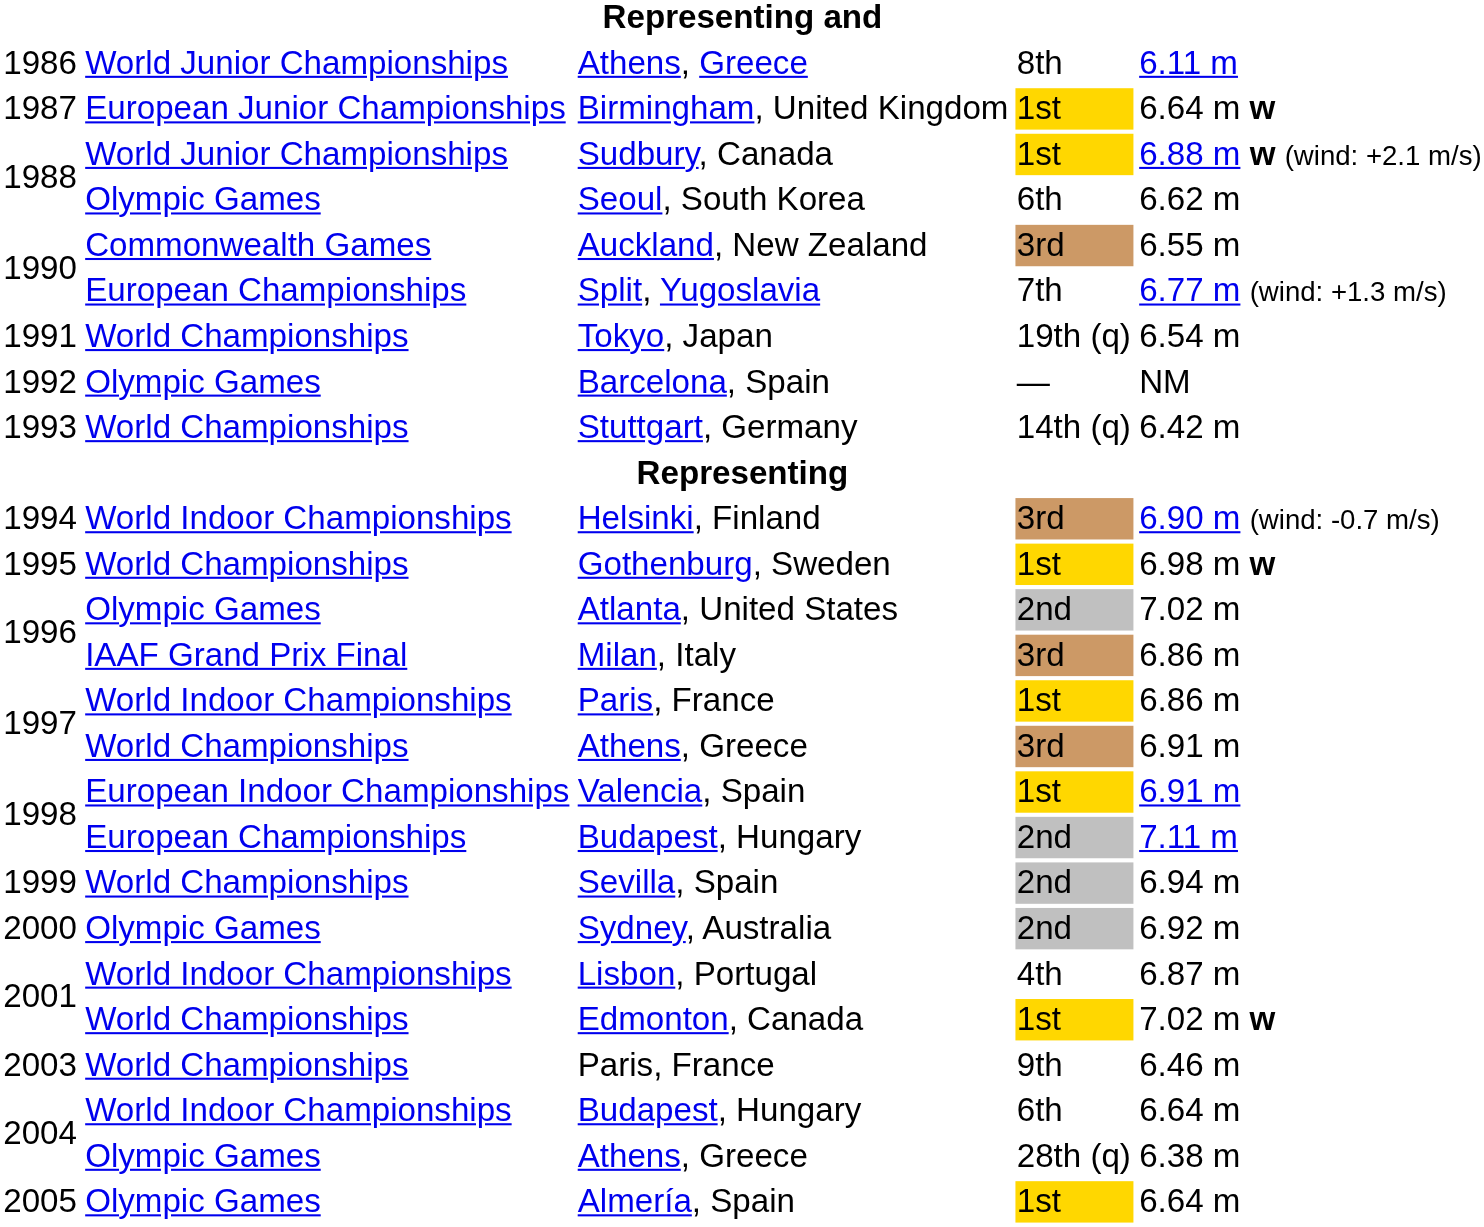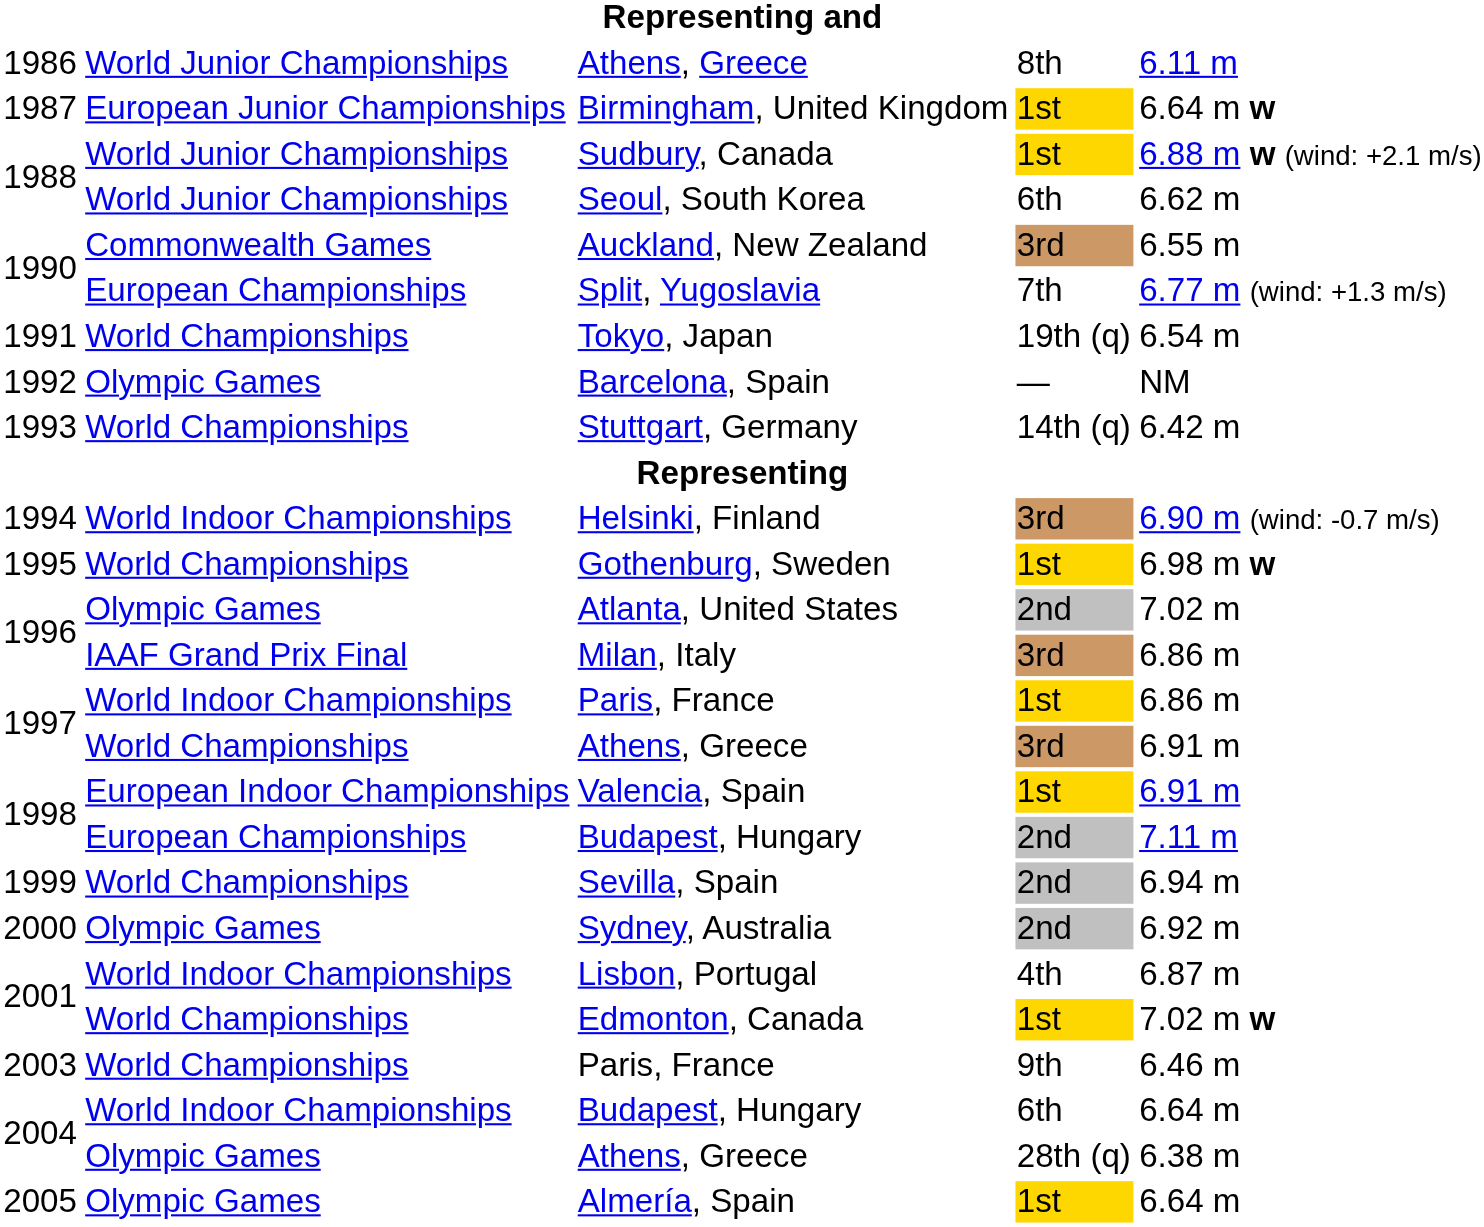(203, 199) Olympic Games -> (297, 199) World Junior Championships
